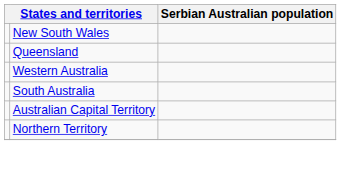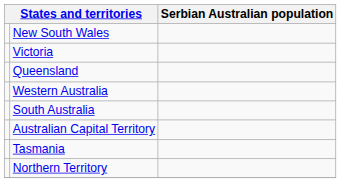+ row: (33, 52)
+ row: (39, 149)
